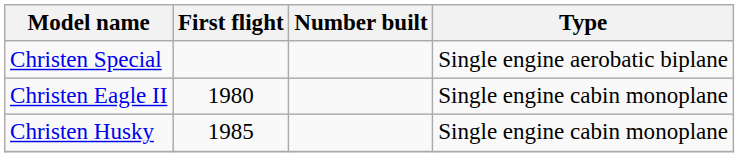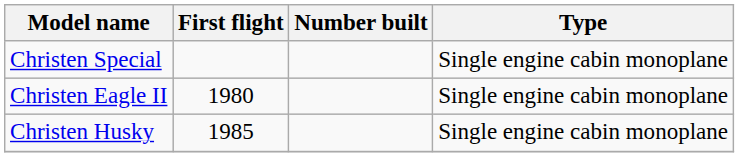(583, 59) Single engine aerobatic biplane -> (583, 59) Single engine cabin monoplane
